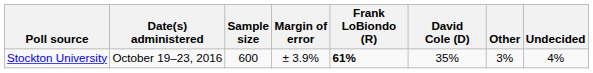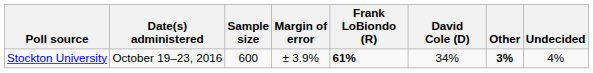(447, 58) 35% -> (447, 58) 34%
(505, 58) normal -> (505, 58) bold
